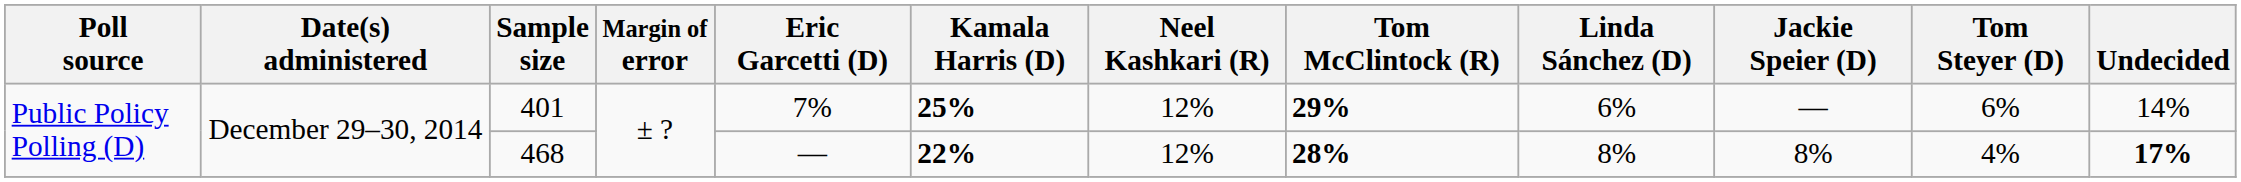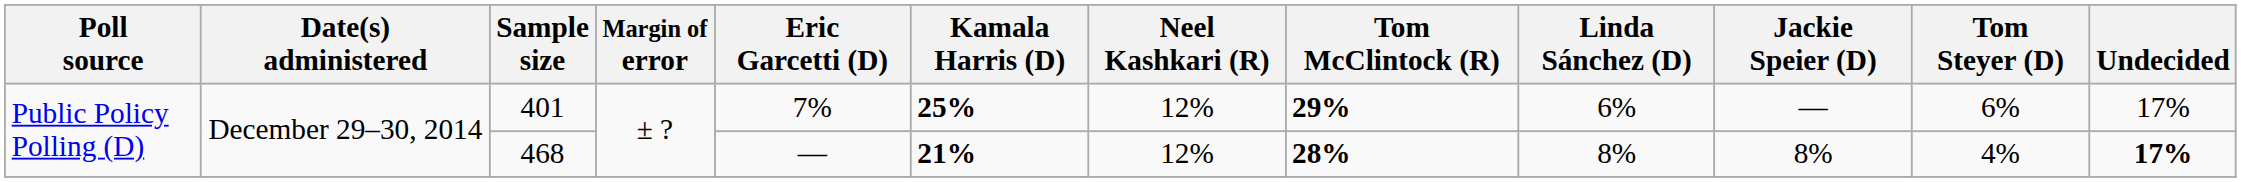(2163, 107) 14% -> (2163, 107) 17%
(947, 153) 22% -> (947, 153) 21%
